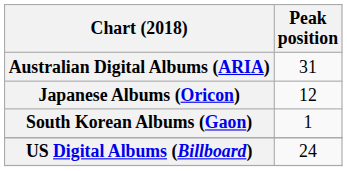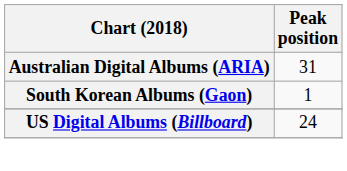- row: (139, 94)
